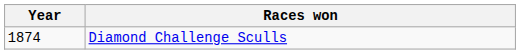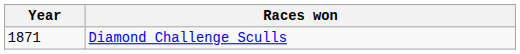(24, 38) 1874 -> (24, 38) 1871
